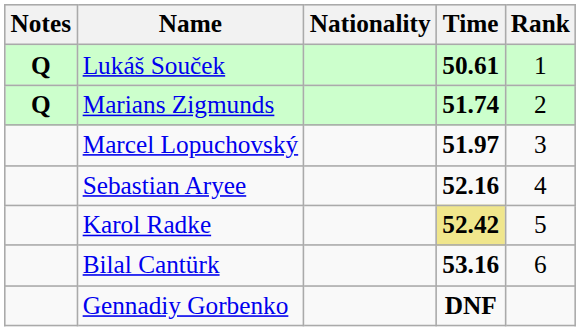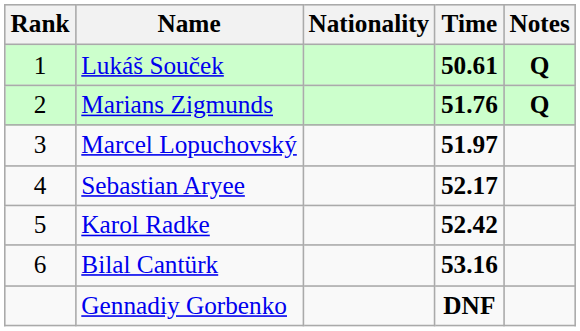columns swapped: (540, 24) <-> (41, 24)
(471, 104) 51.74 -> (469, 104) 51.76
(471, 184) 52.16 -> (469, 184) 52.17
(471, 225) khaki background -> (469, 225) no background
